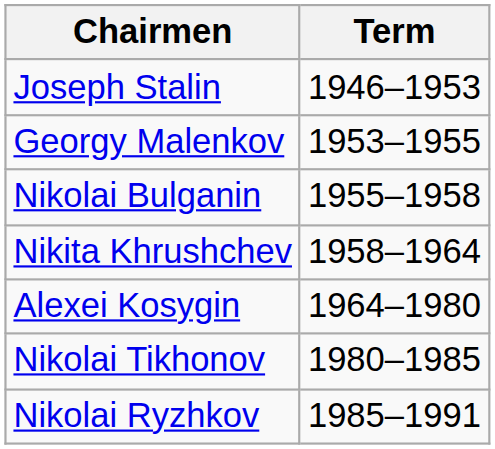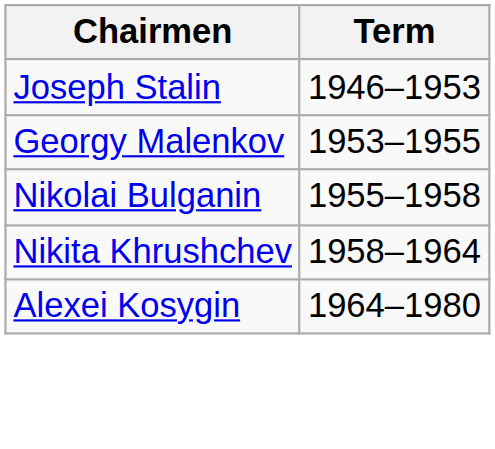- row: (139, 360)
- row: (136, 415)
